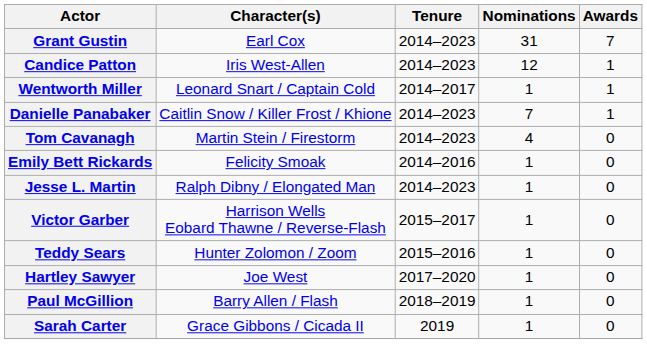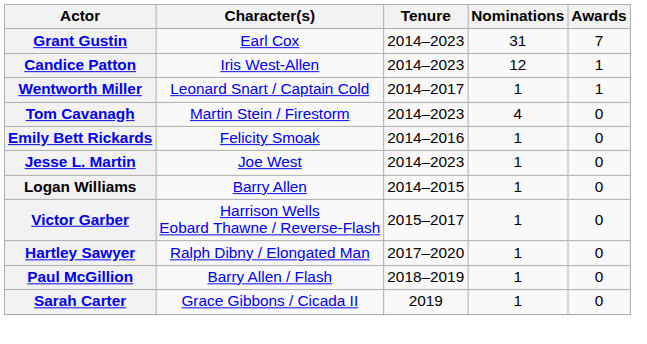- row: (80, 114)
(275, 187) Ralph Dibny / Elongated Man -> (270, 162) Joe West
+ row: (80, 187)
- row: (80, 253)
(275, 277) Joe West -> (270, 253) Ralph Dibny / Elongated Man
